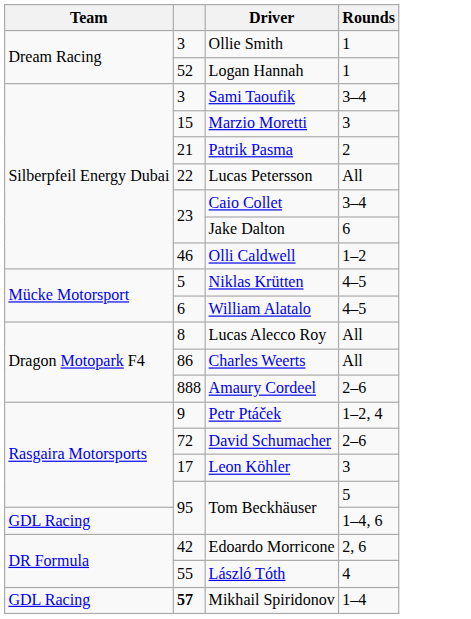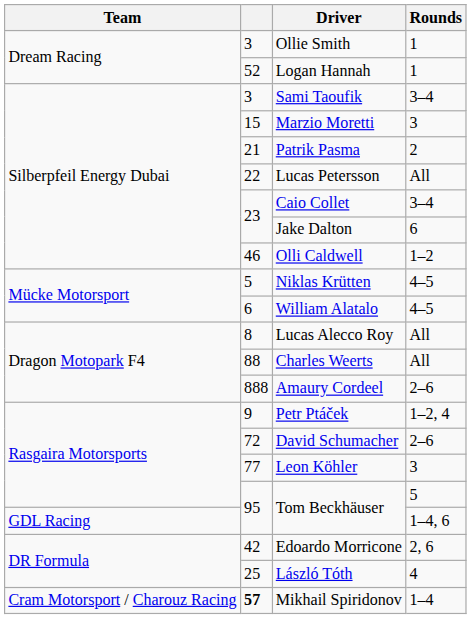(185, 361) 86 -> (252, 361) 88
(185, 467) 17 -> (252, 467) 77
(185, 573) 55 -> (252, 573) 25
(49, 599) GDL Racing -> (122, 599) Cram Motorsport / Charouz Racing
